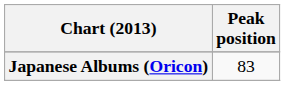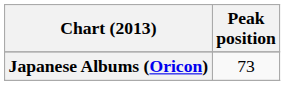(246, 66) 83 -> (246, 66) 73
